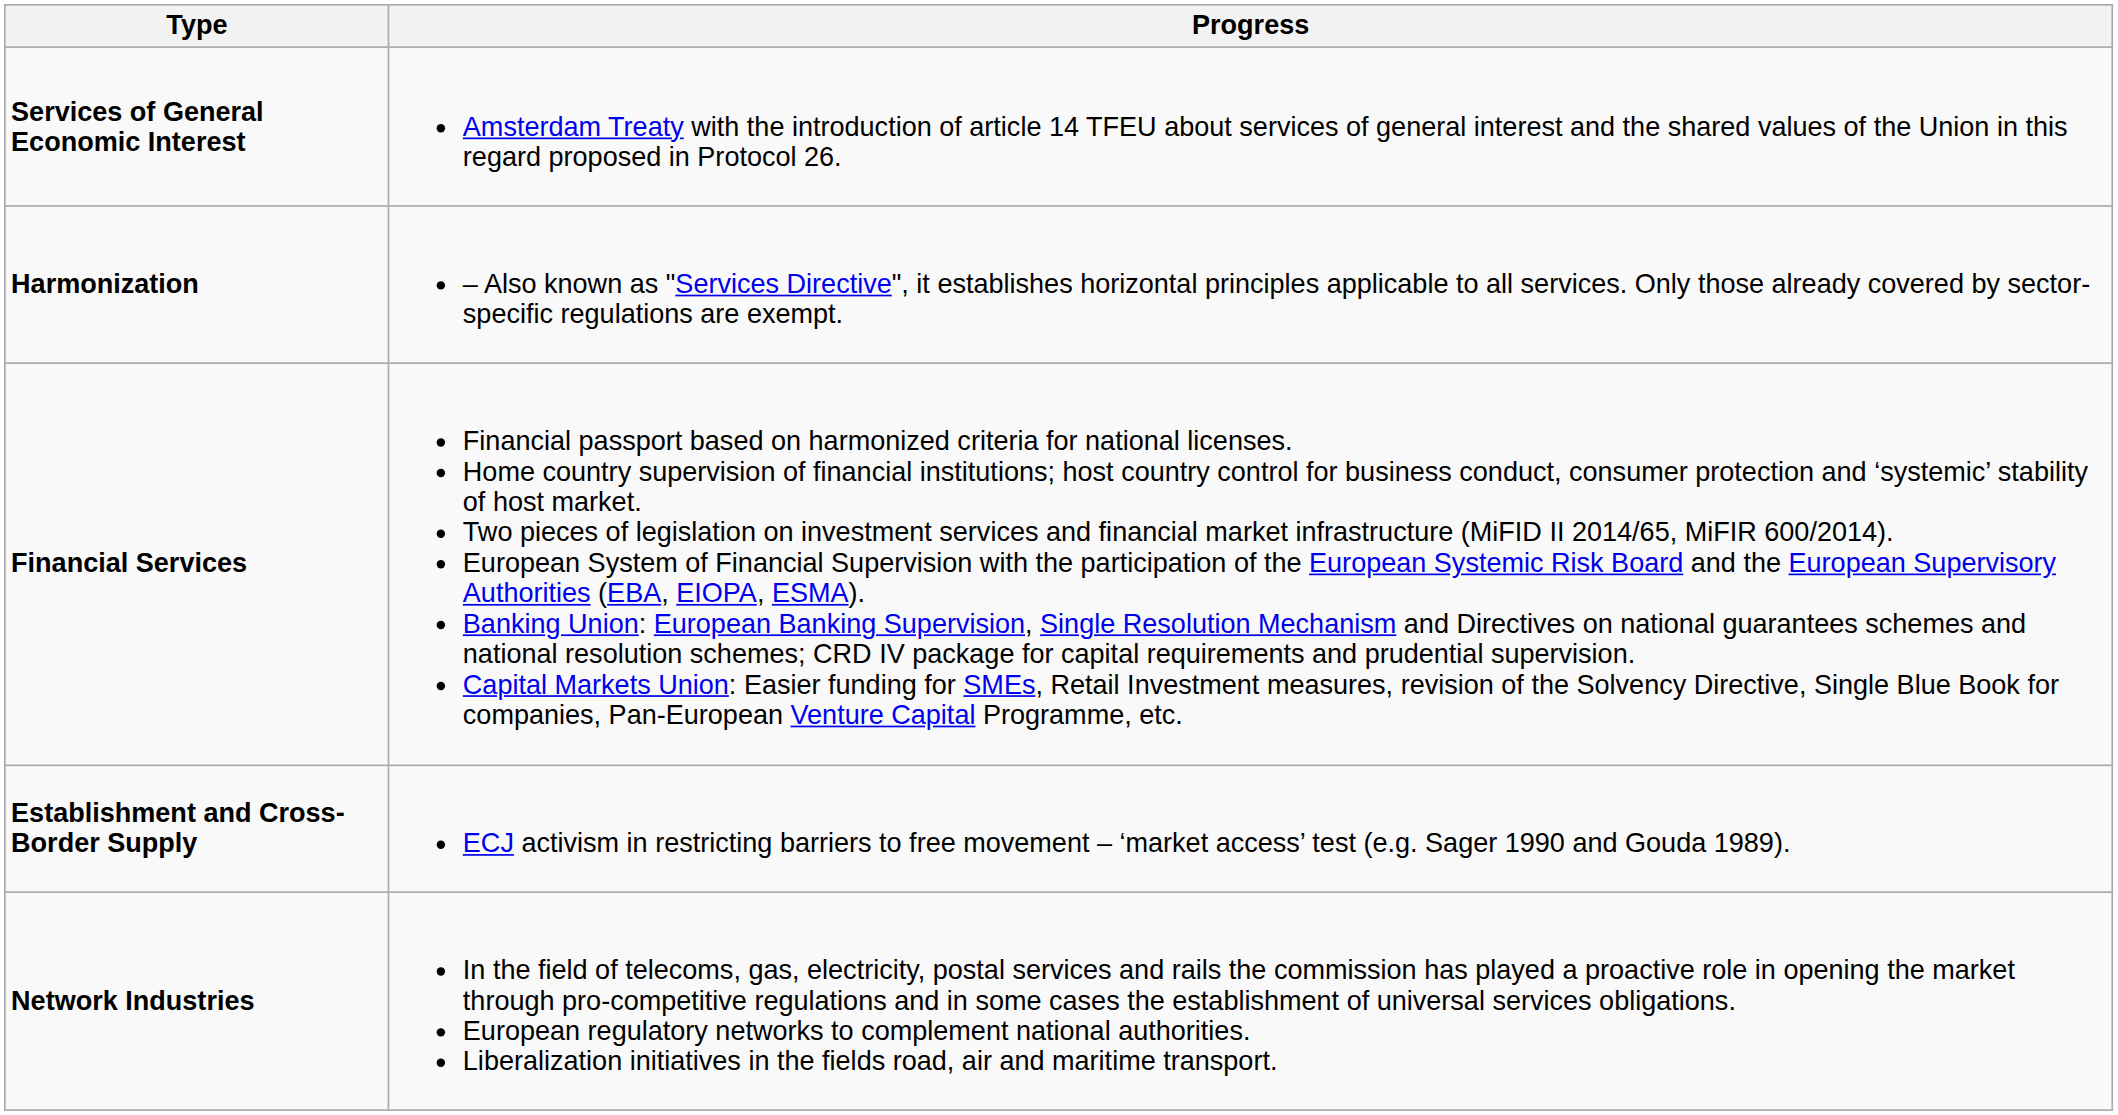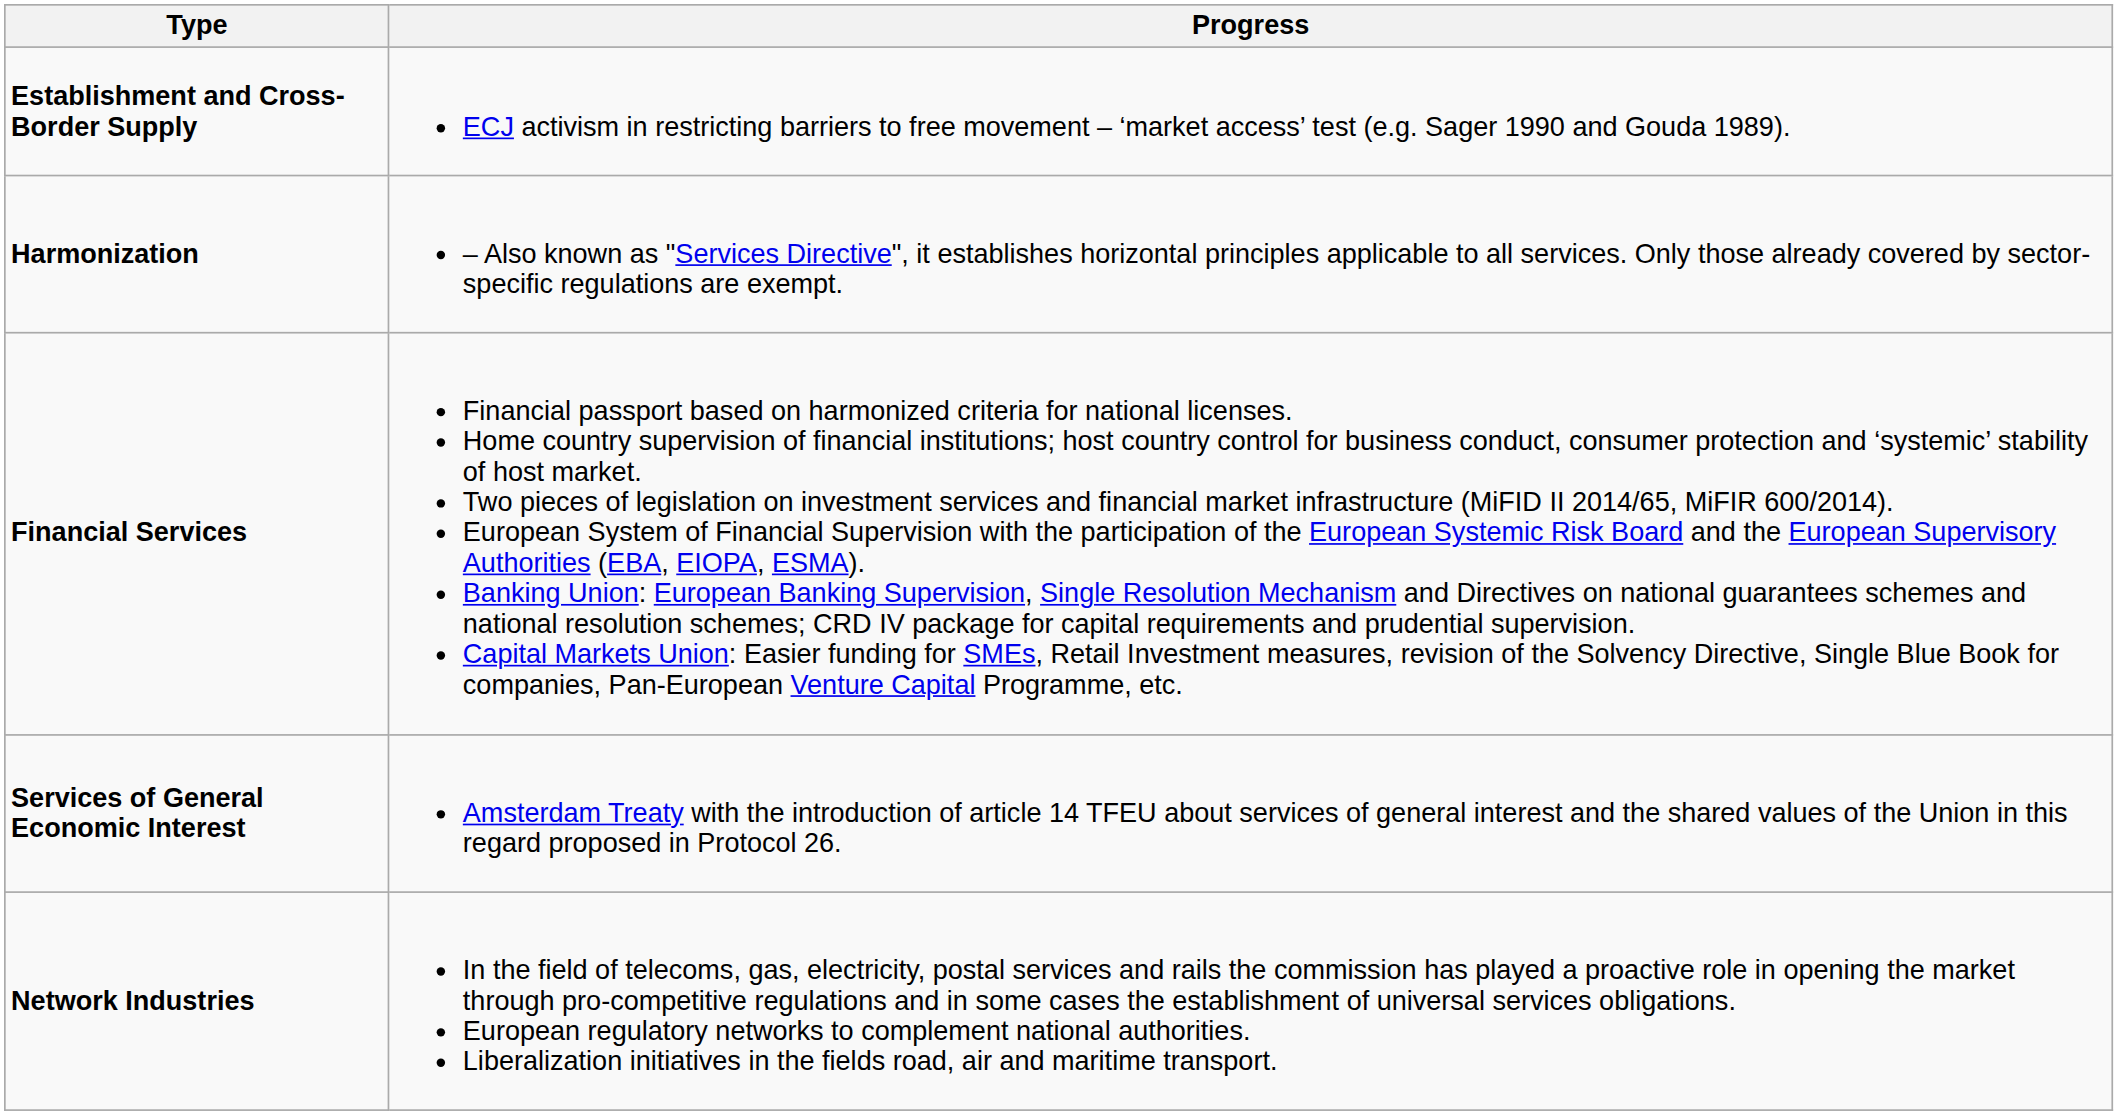rows swapped: (178, 827) <-> (137, 126)
